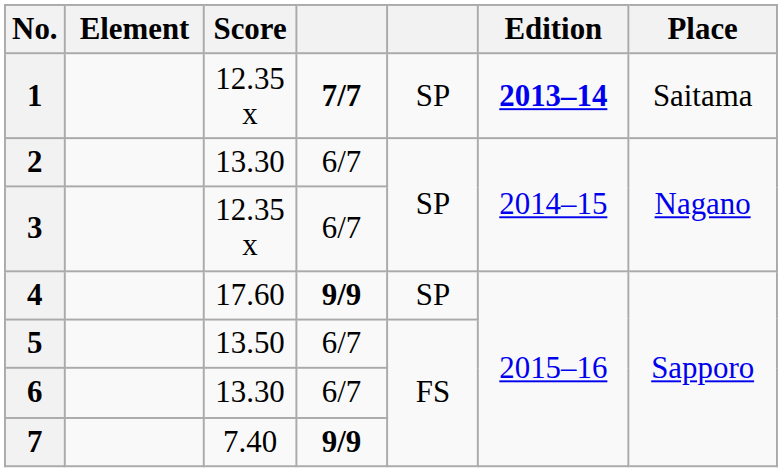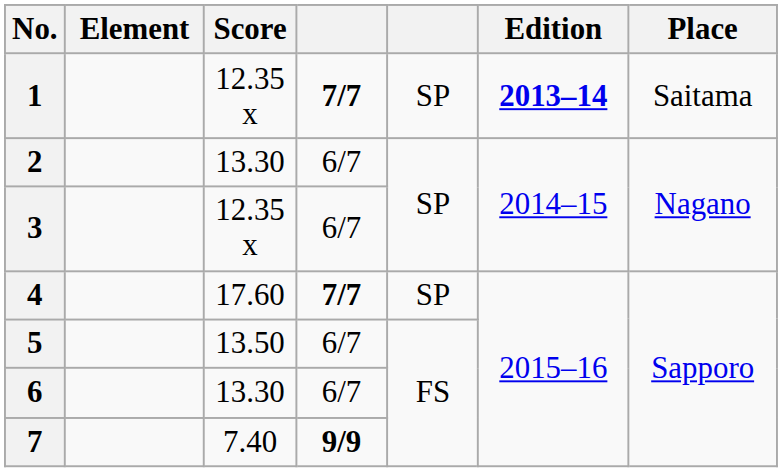(341, 294) 9/9 -> (341, 294) 7/7
